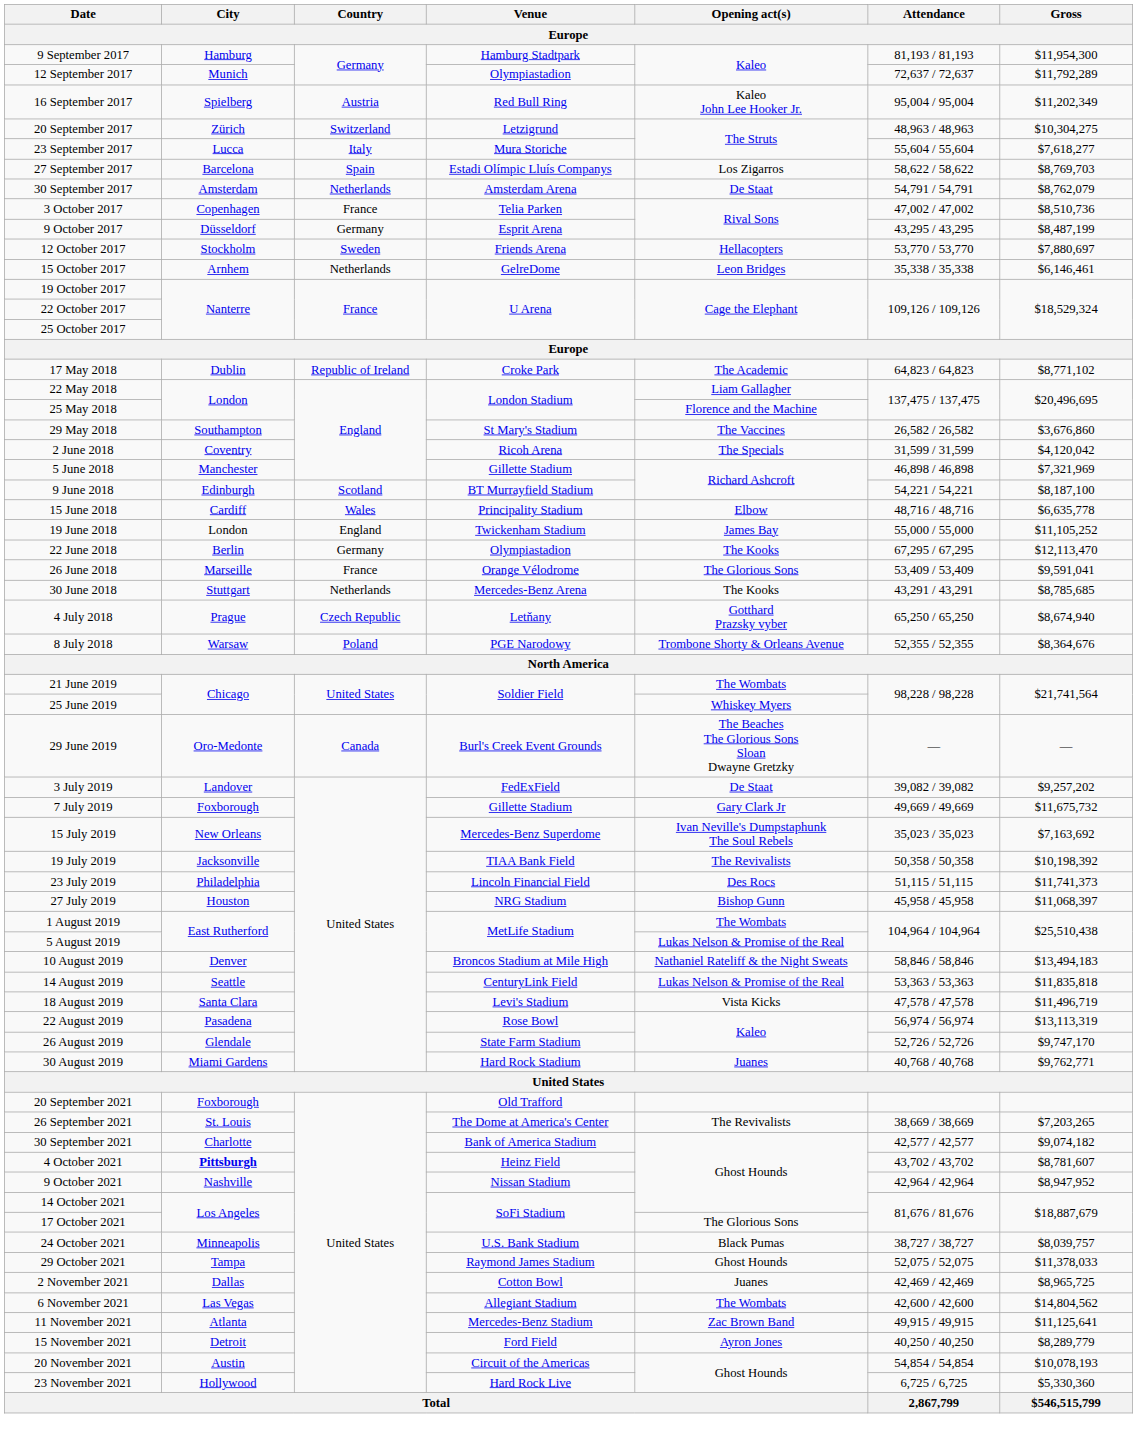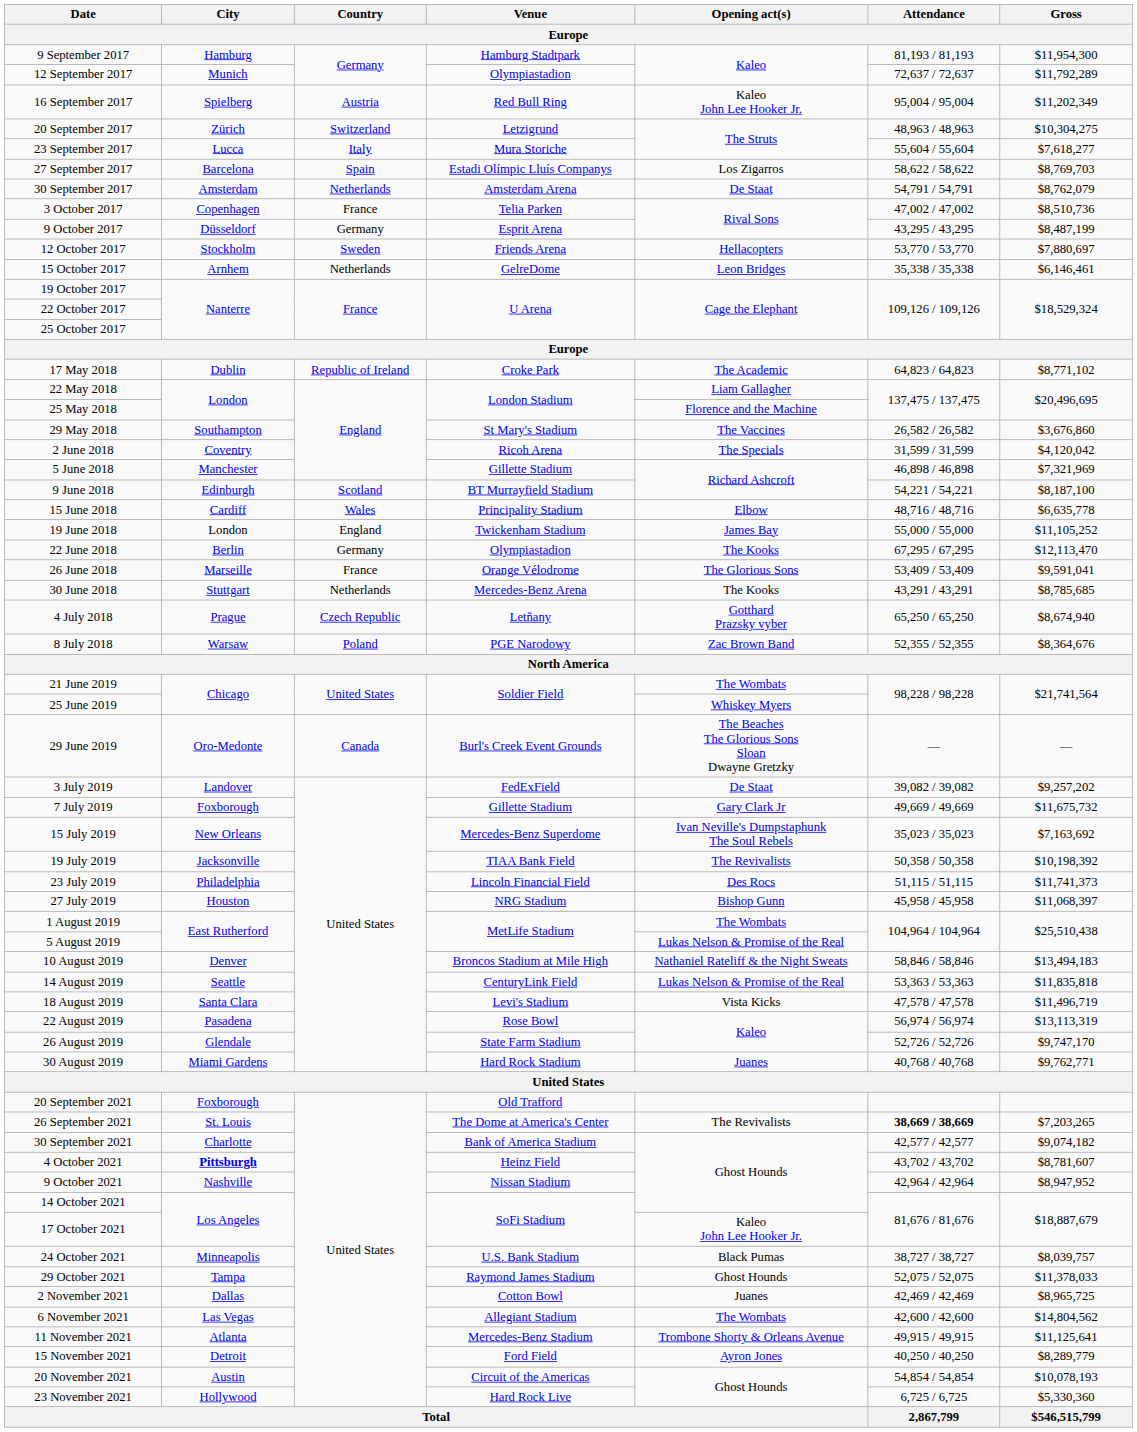(751, 644) Trombone Shorty & Orleans Avenue -> (751, 644) Zac Brown Band
(934, 1122) normal -> (934, 1122) bold
(751, 1222) The Glorious Sons -> (751, 1229) Kaleo John Lee Hooker Jr.
(751, 1322) Zac Brown Band -> (751, 1336) Trombone Shorty & Orleans Avenue
